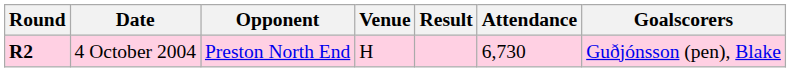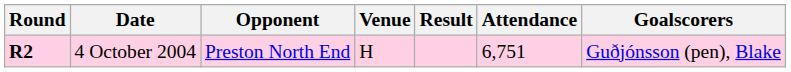(504, 50) 6,730 -> (504, 50) 6,751
